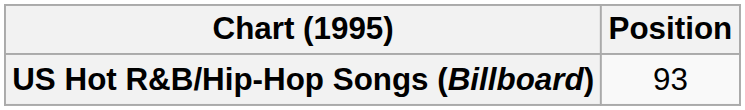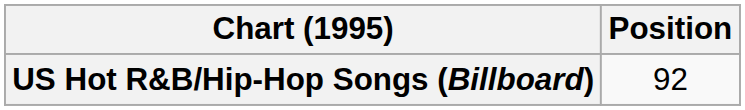(670, 79) 93 -> (670, 79) 92
